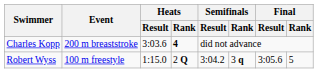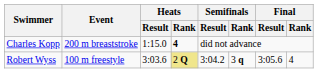(155, 44) 3:03.6 -> (155, 44) 1:15.0
(155, 60) 1:15.0 -> (155, 60) 3:03.6
(180, 60) no background -> (180, 60) khaki background
(291, 60) 5 -> (291, 60) 4
